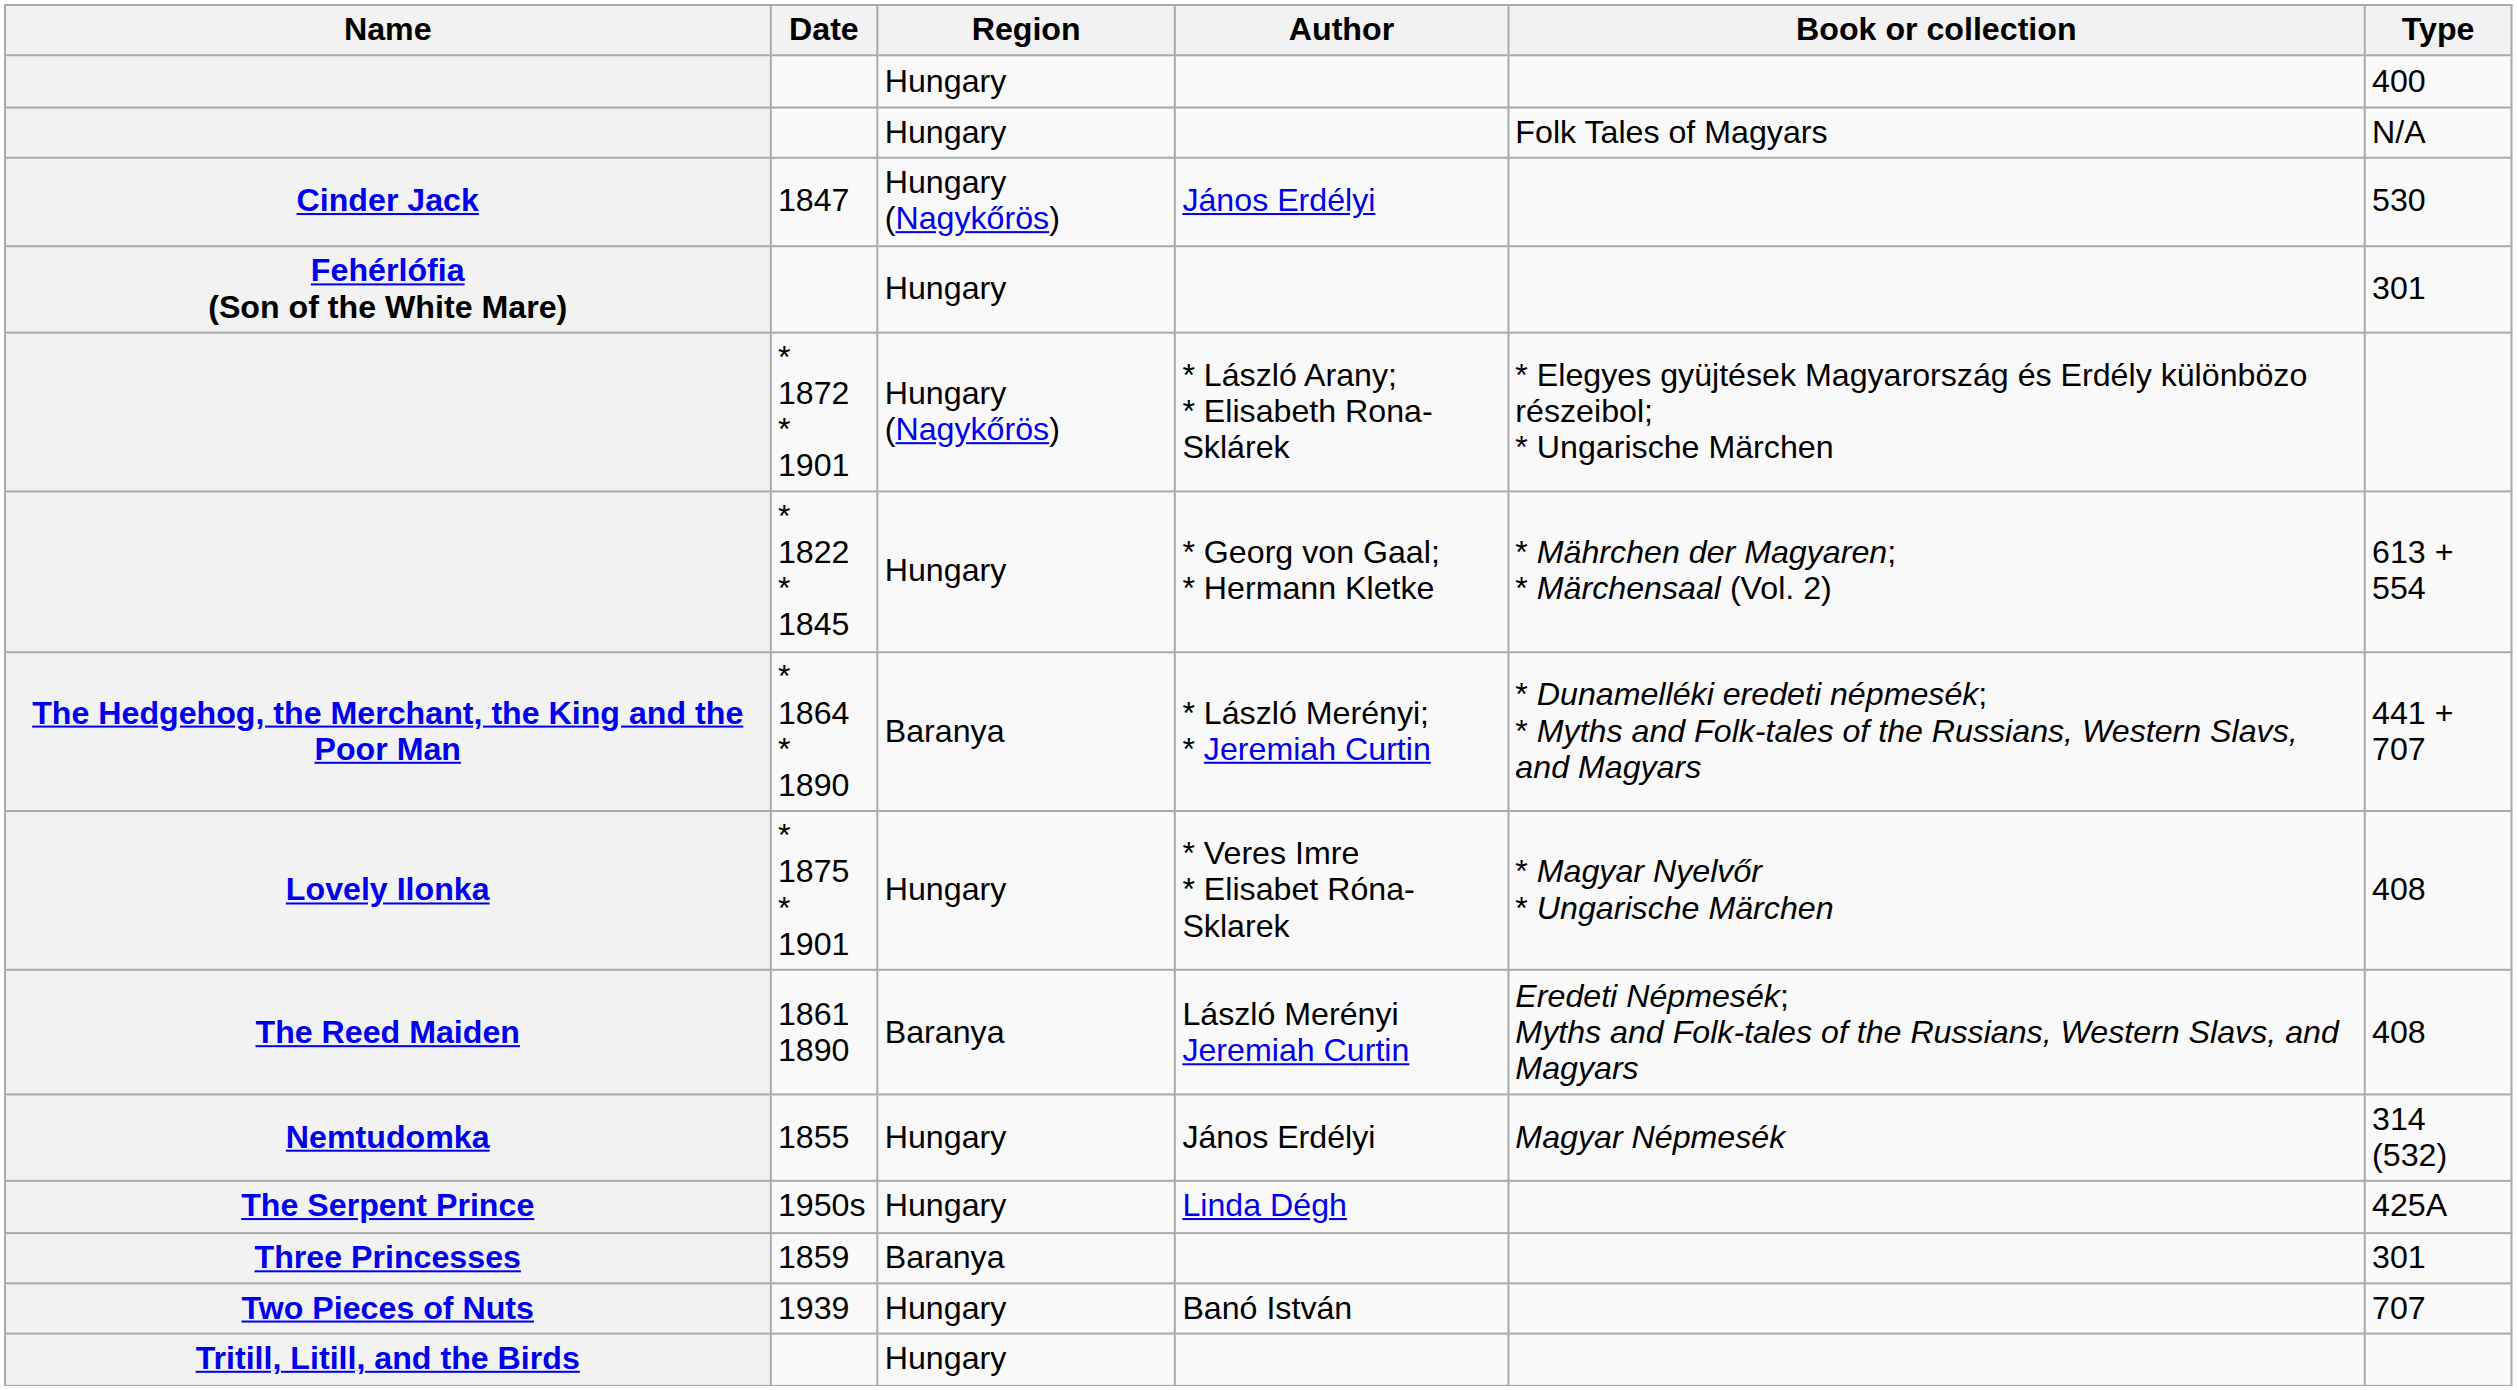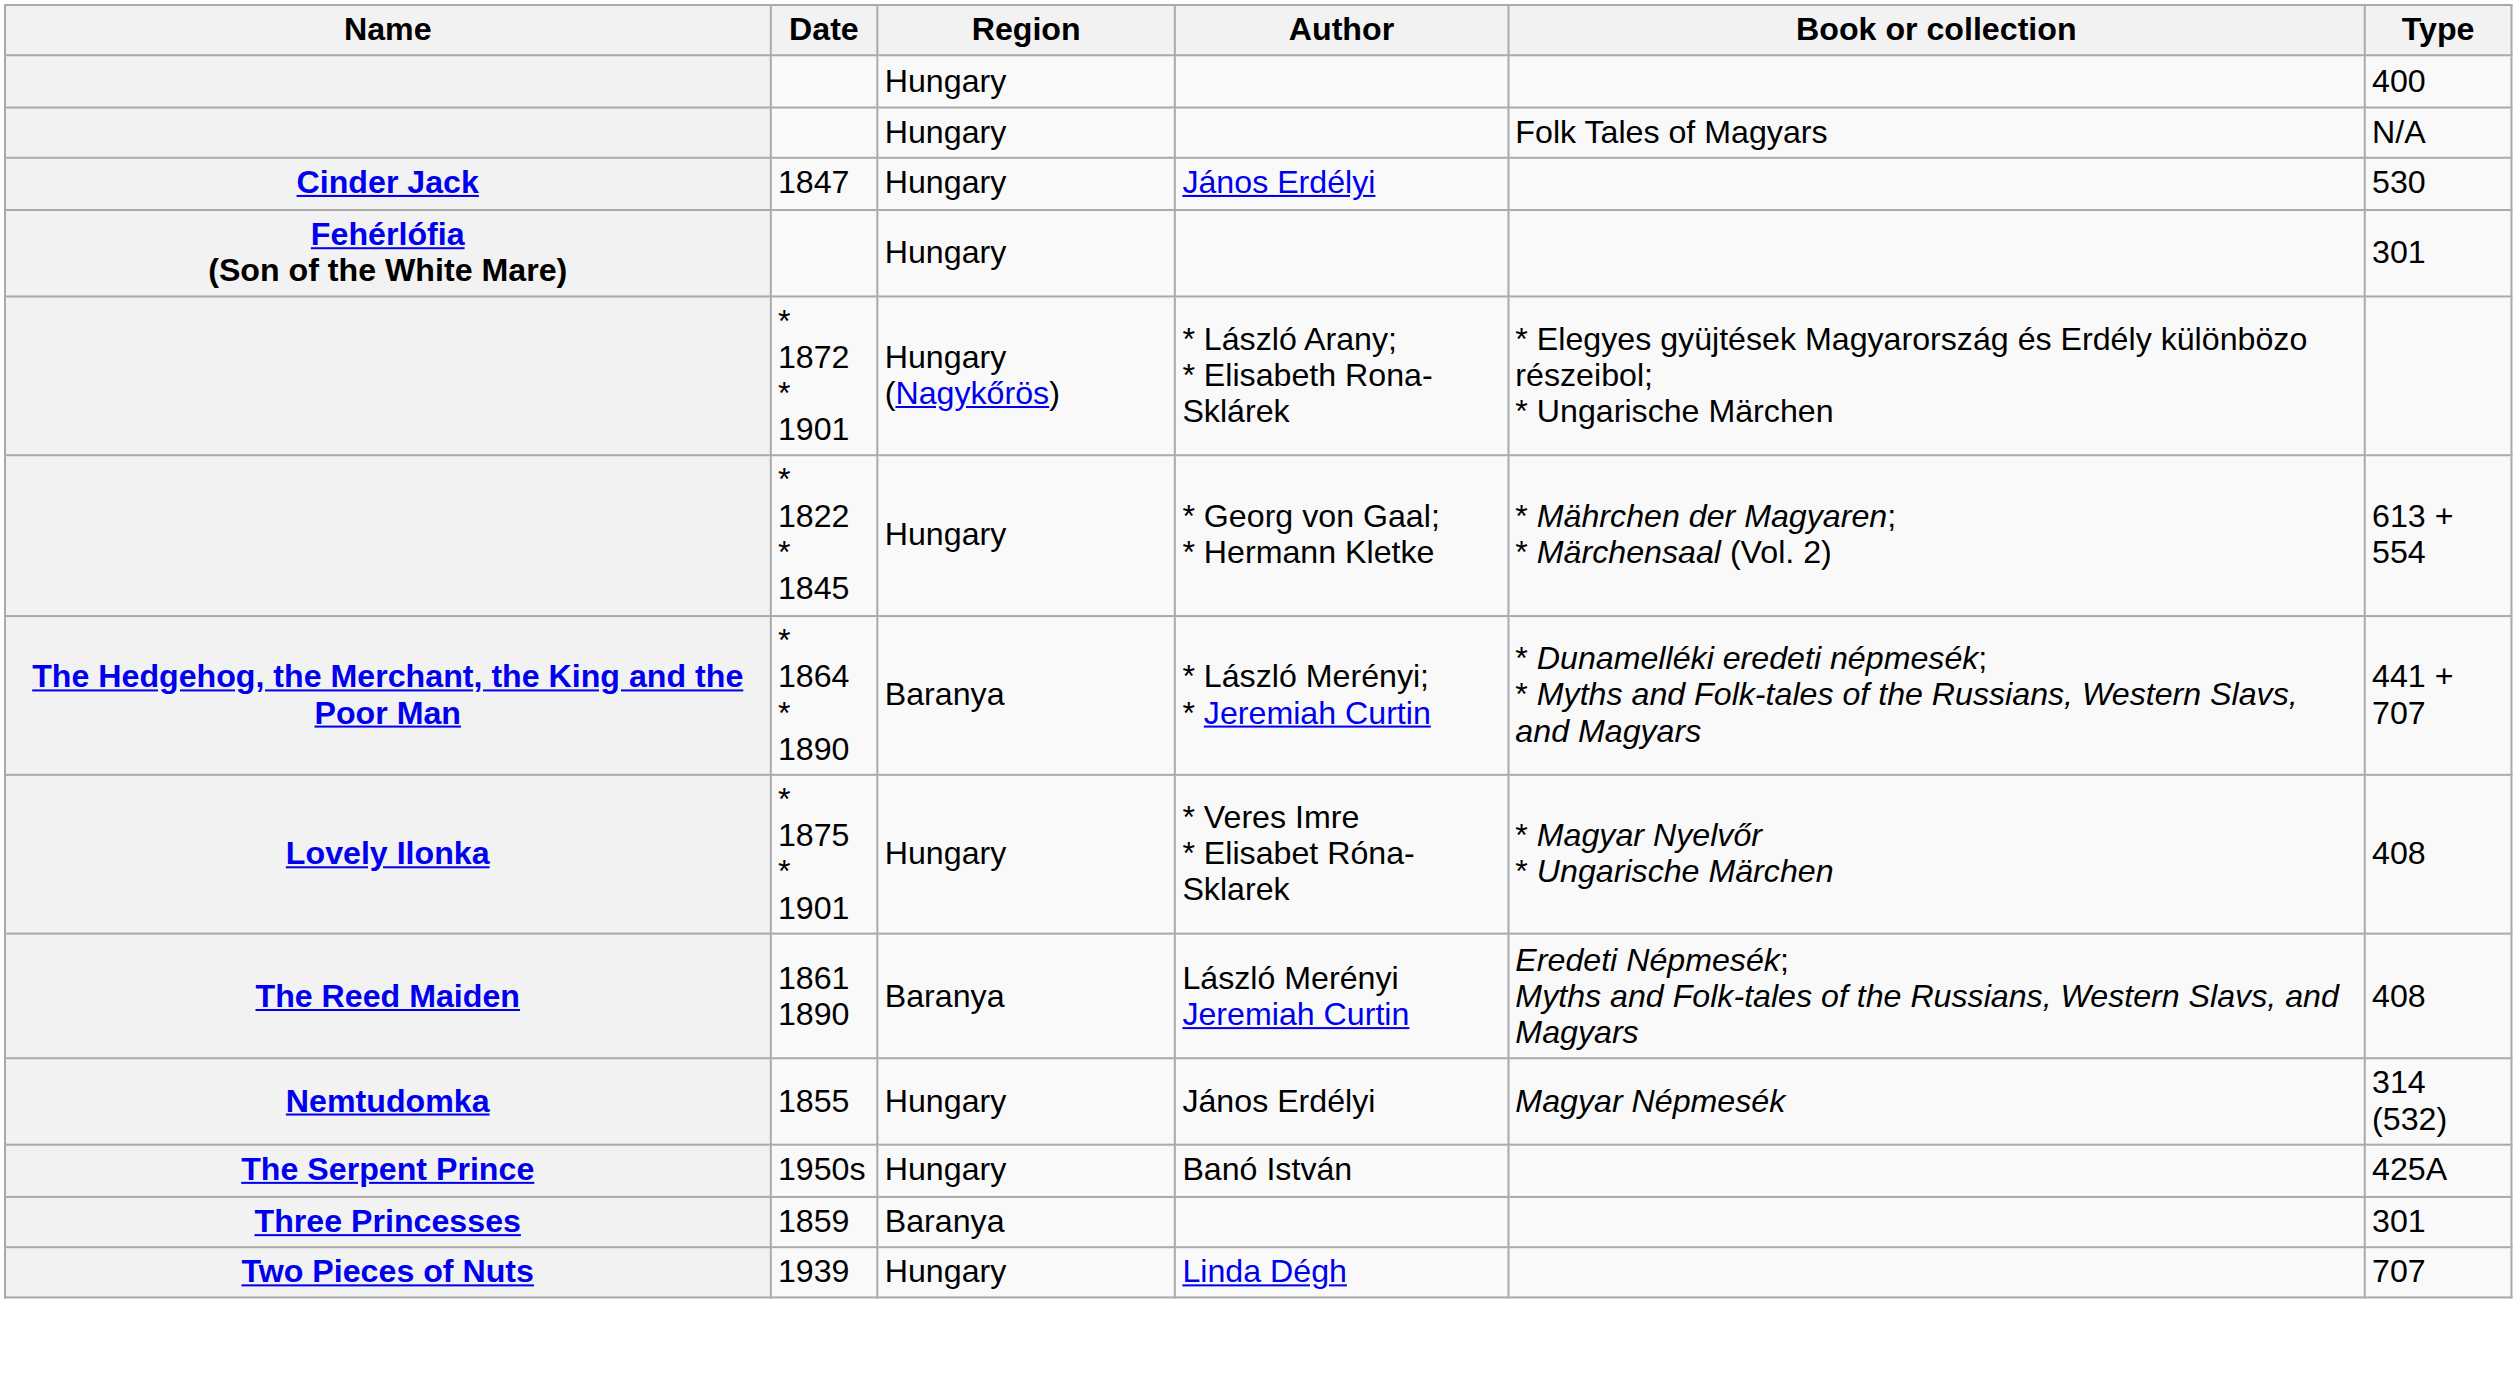(972, 201) Hungary (Nagykőrös) -> (946, 183) Hungary
(1265, 1206) Linda Dégh -> (1267, 1169) Banó István
(1267, 1308) Banó István -> (1265, 1271) Linda Dégh
- row: (388, 1359)
